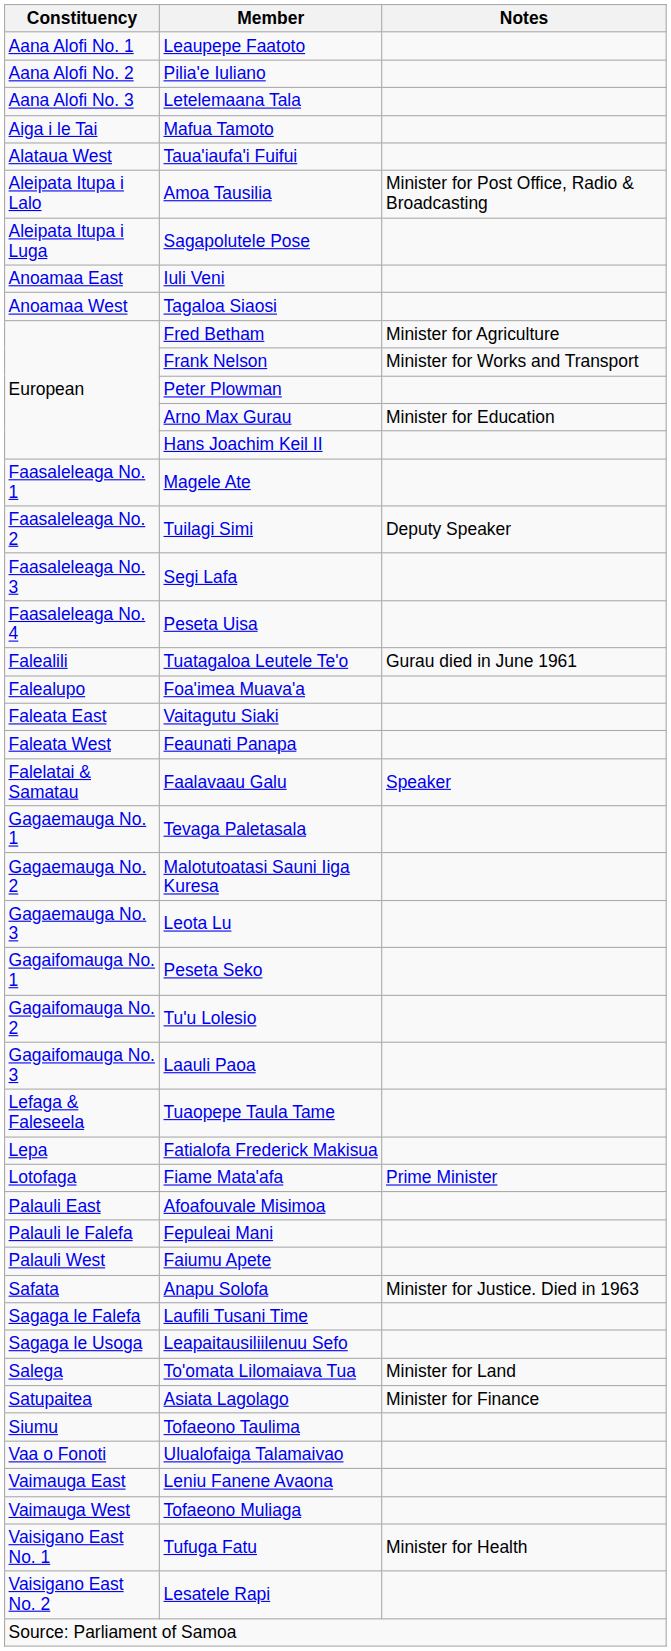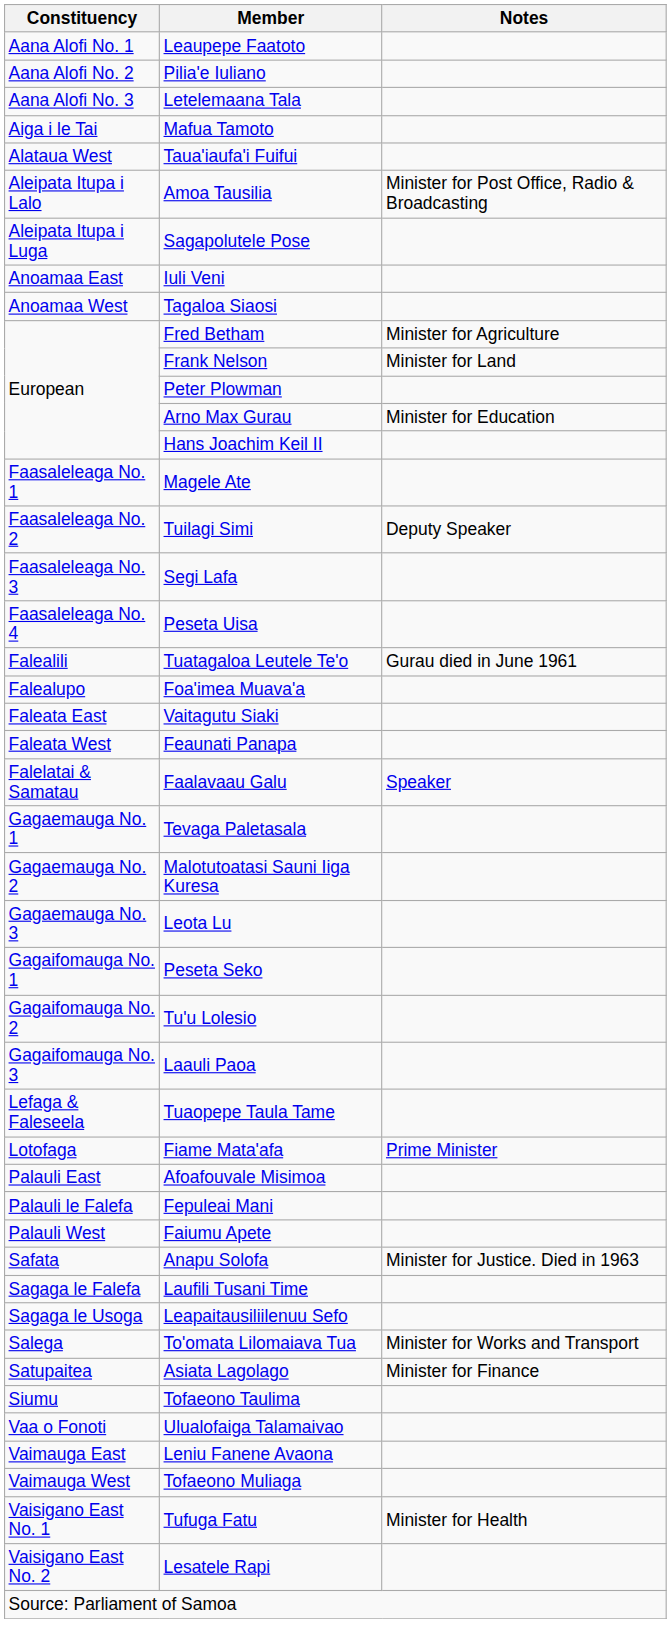(512, 361) Minister for Works and Transport -> (451, 361) Minister for Land
- row: (271, 1150)
(451, 1371) Minister for Land -> (512, 1344) Minister for Works and Transport
